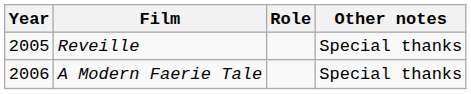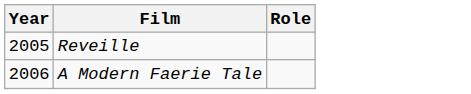- column: (391, 19)
